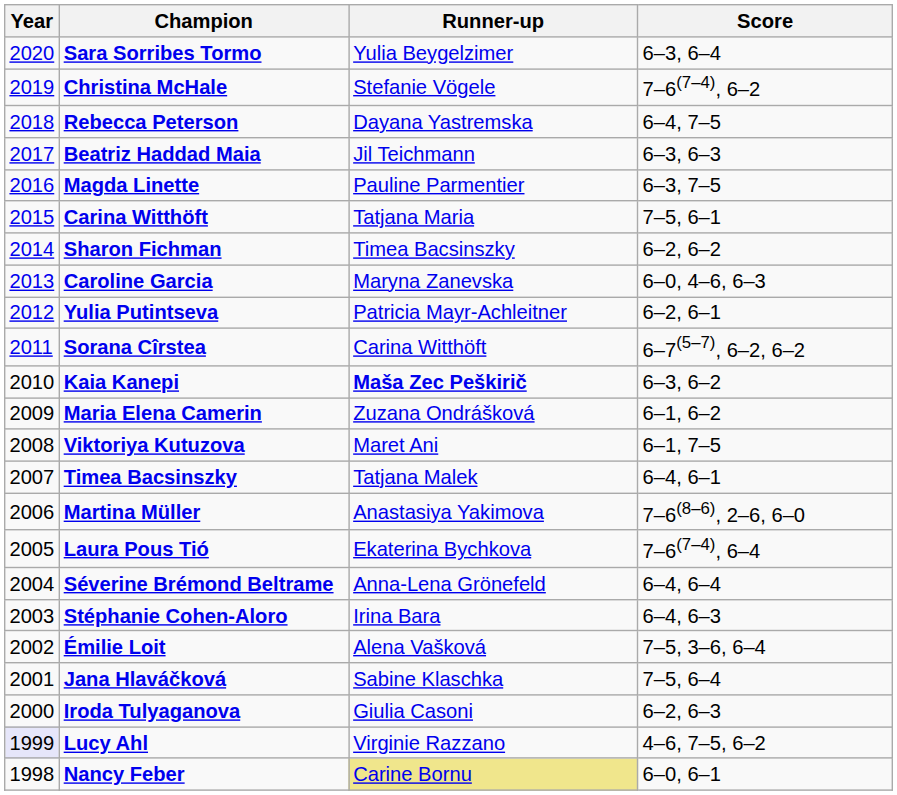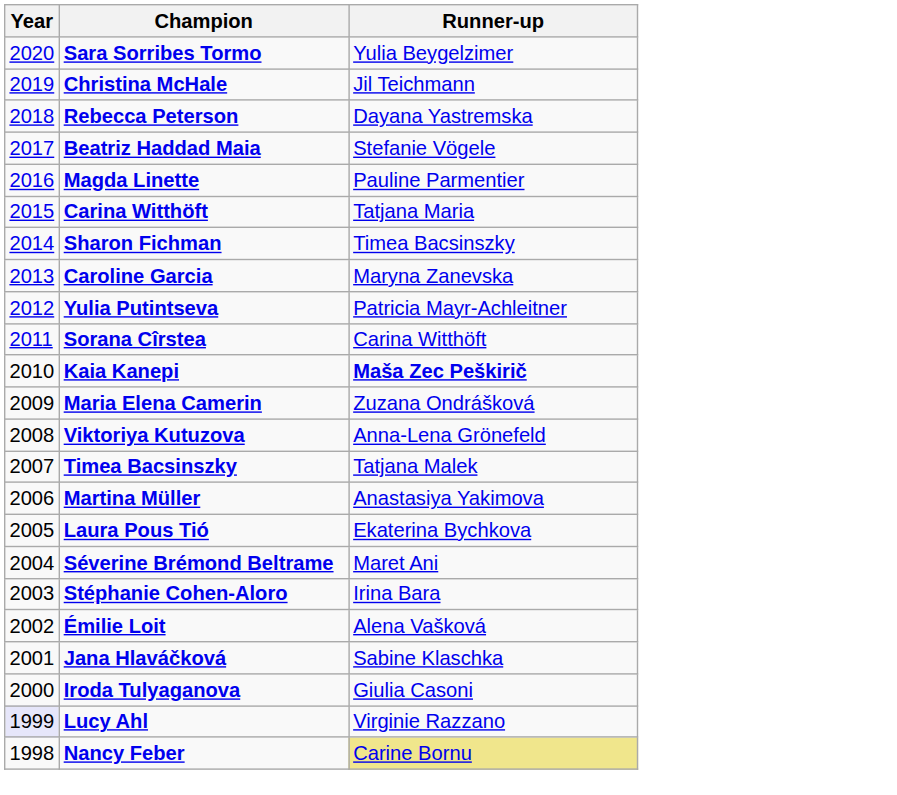- column: (765, 21)
(424, 87) Stefanie Vögele -> (414, 85) Jil Teichmann
(414, 154) Jil Teichmann -> (424, 148) Stefanie Vögele
(396, 446) Maret Ani -> (449, 435) Anna-Lena Grönefeld
(449, 584) Anna-Lena Grönefeld -> (396, 562) Maret Ani
